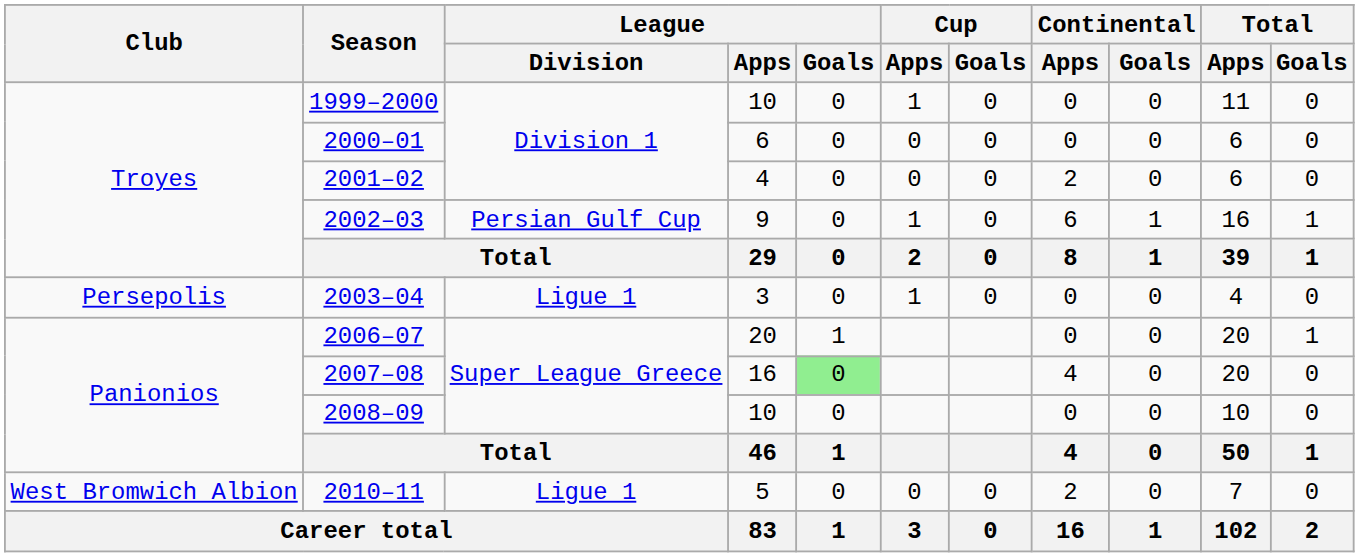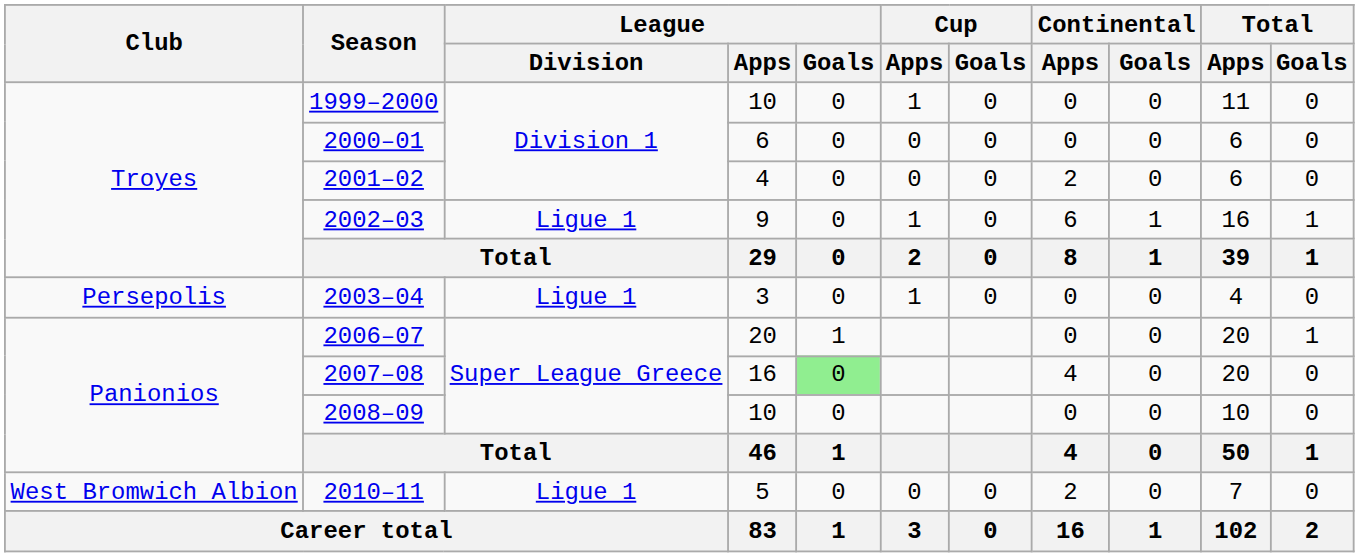(586, 219) Persian Gulf Cup -> (586, 219) Ligue 1
